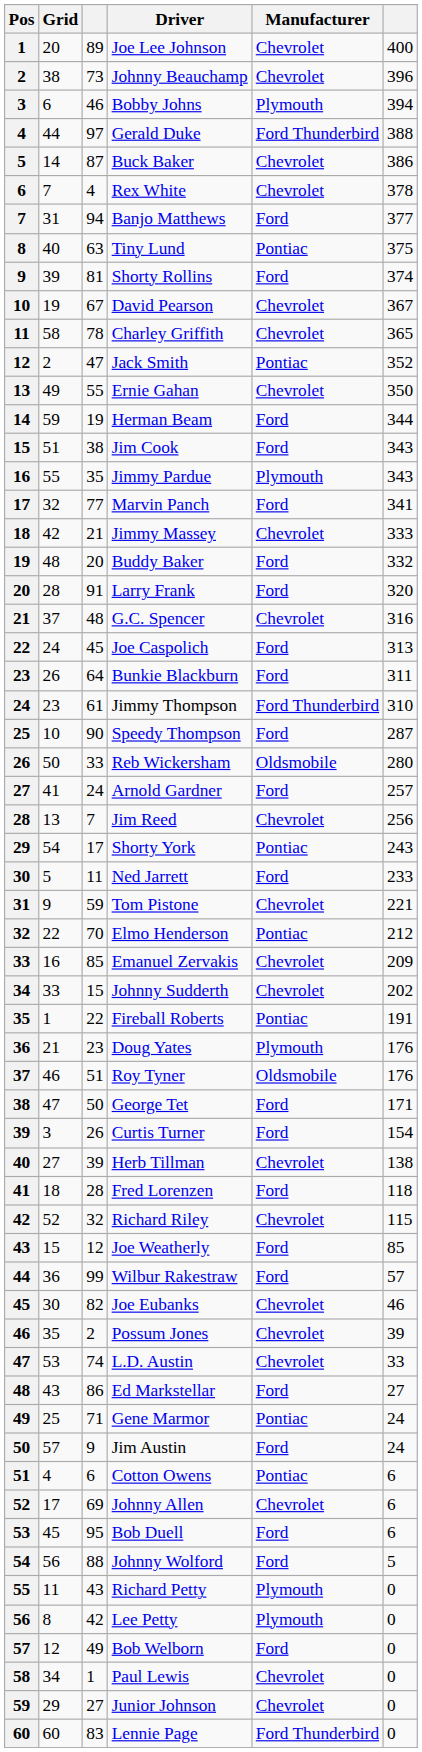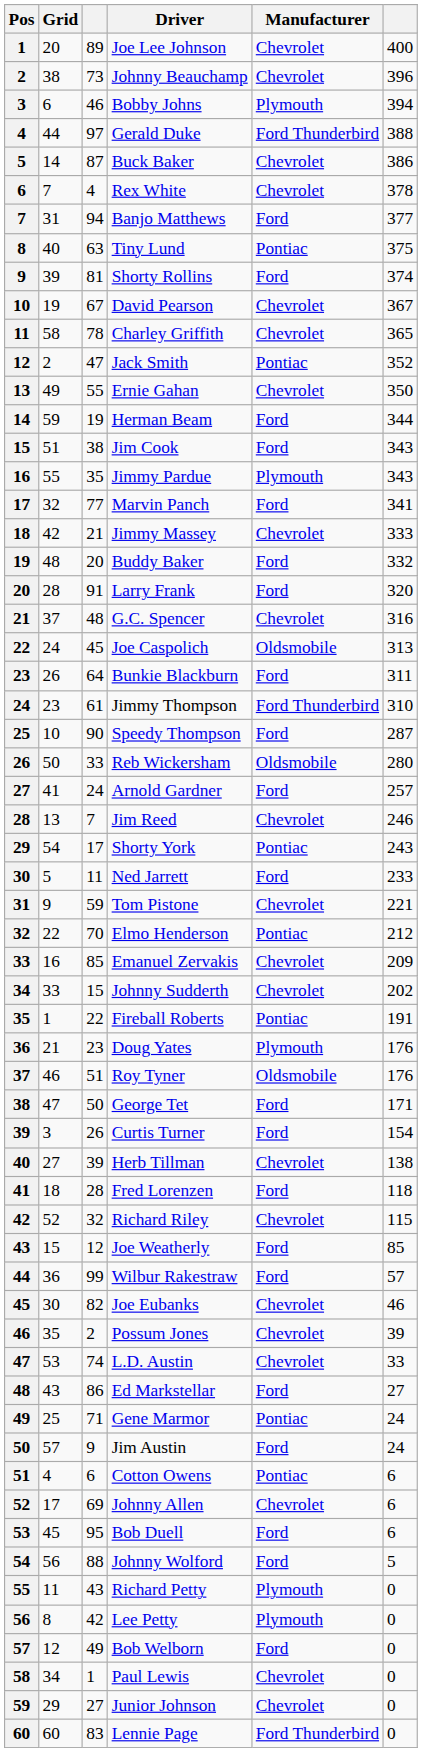(272, 647) Ford -> (296, 647) Oldsmobile
(400, 818) 256 -> (400, 818) 246
